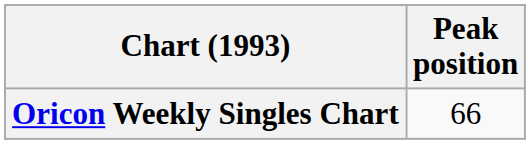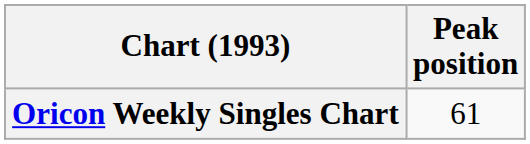(466, 113) 66 -> (466, 113) 61
